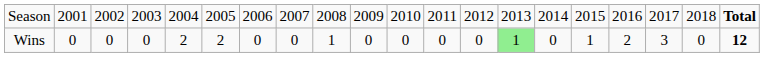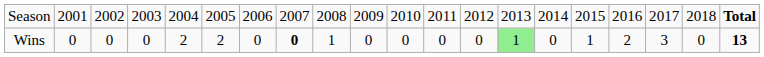(295, 40) normal -> (295, 40) bold
(740, 40) 12 -> (740, 40) 13
